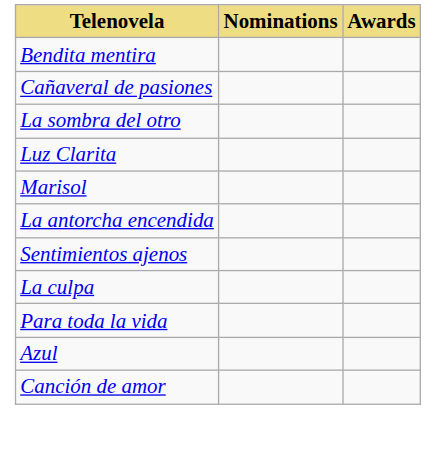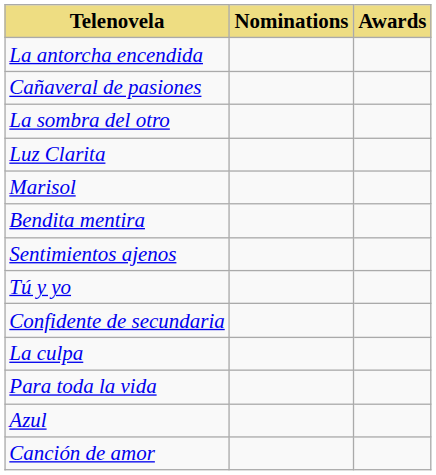rows swapped: (117, 220) <-> (88, 54)
+ row: (40, 287)
+ row: (117, 320)
